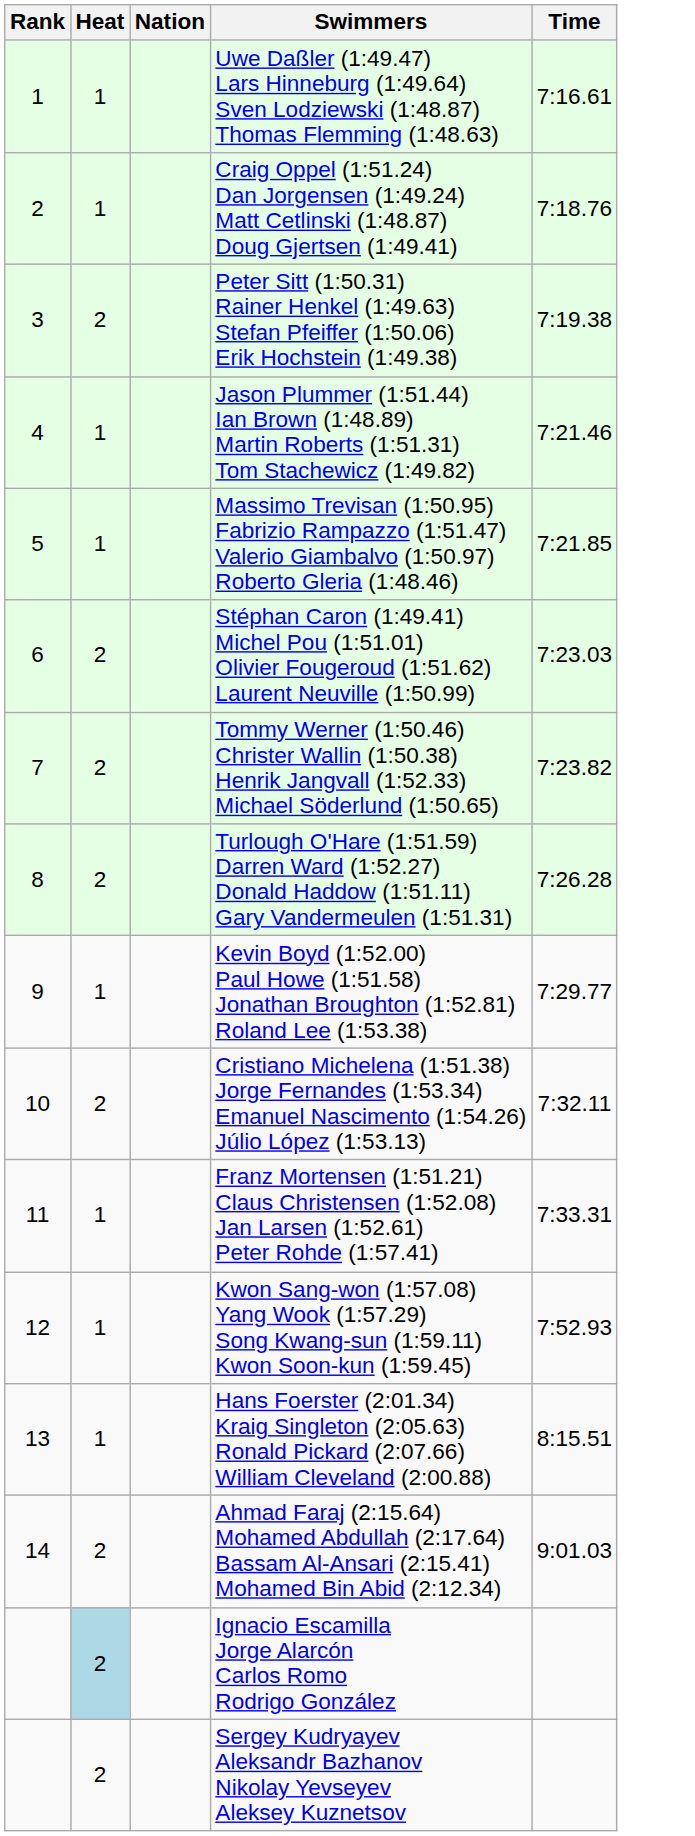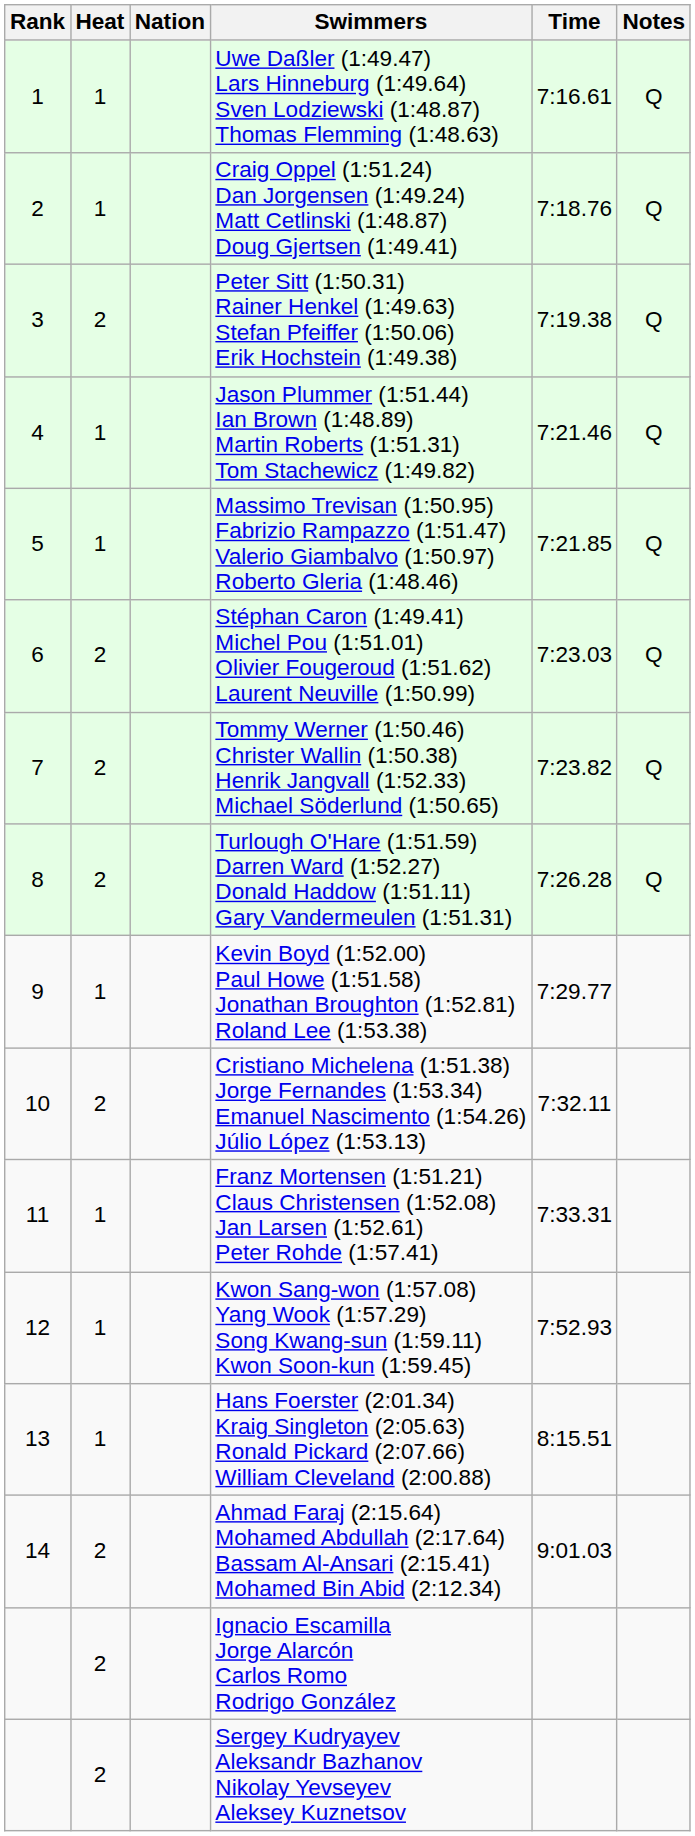+ column: (654, 22)
(100, 1663) lightblue background -> (100, 1663) no background
